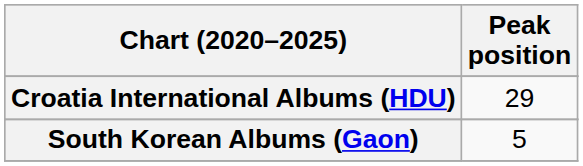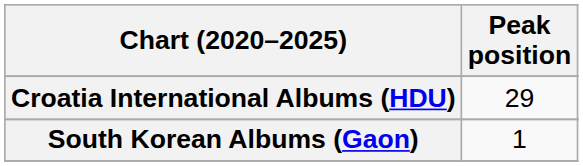(520, 139) 5 -> (520, 139) 1
